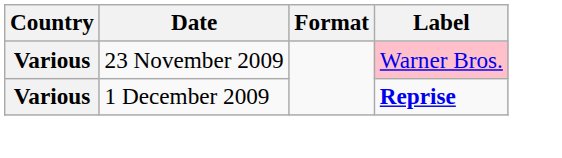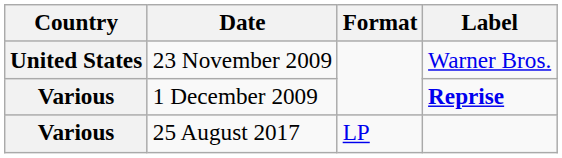(52, 59) Various -> (76, 59) United States
(441, 59) pink background -> (490, 59) no background
+ row: (226, 133)
